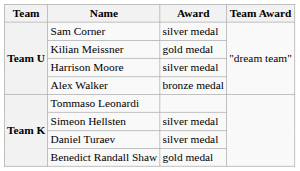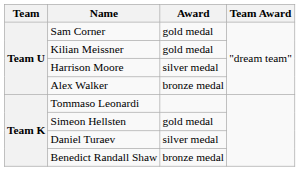(190, 31) silver medal -> (188, 31) gold medal
(190, 121) silver medal -> (188, 121) gold medal
(188, 157) gold medal -> (193, 157) bronze medal
